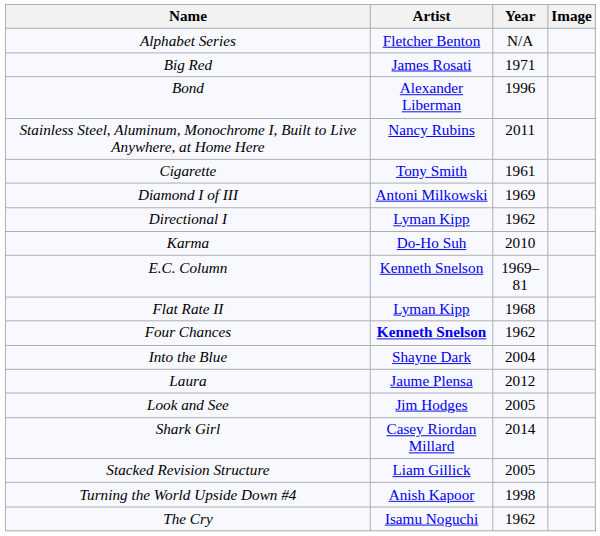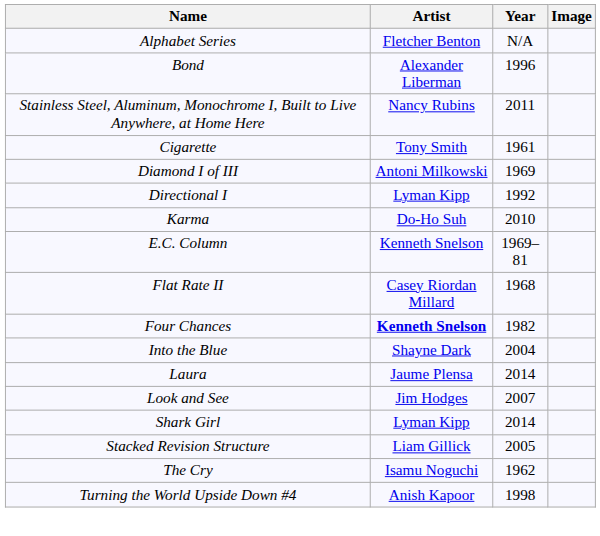- row: (188, 64)
(520, 219) 1962 -> (520, 195) 1992
(432, 308) Lyman Kipp -> (432, 293) Casey Riordan Millard
(520, 333) 1962 -> (520, 326) 1982
(520, 381) 2012 -> (520, 374) 2014
(520, 405) 2005 -> (520, 398) 2007
(432, 437) Casey Riordan Millard -> (432, 422) Lyman Kipp
rows swapped: (188, 518) <-> (188, 494)
